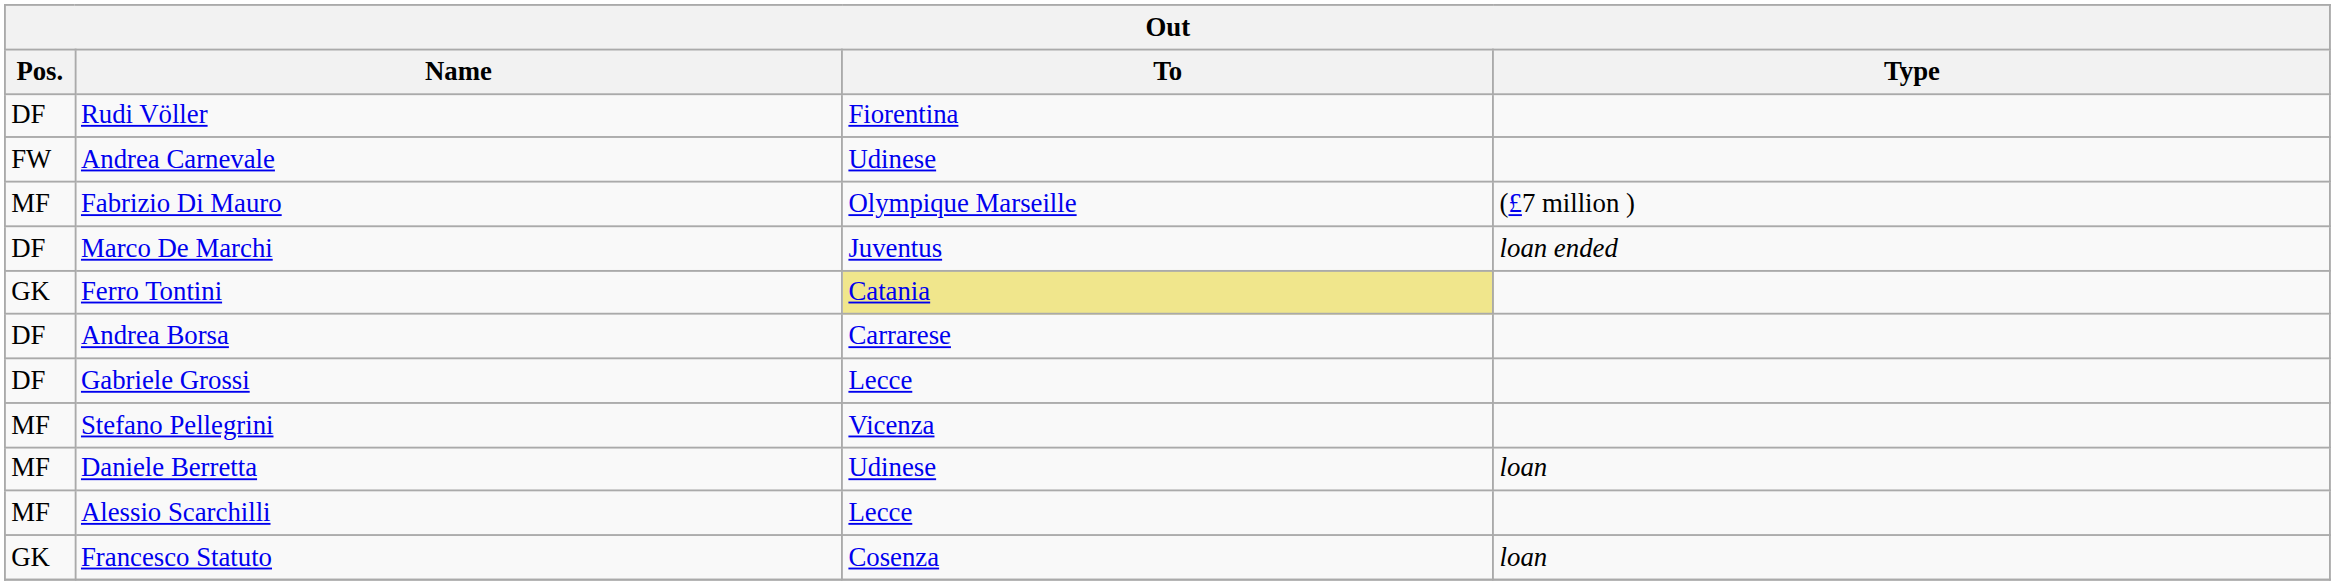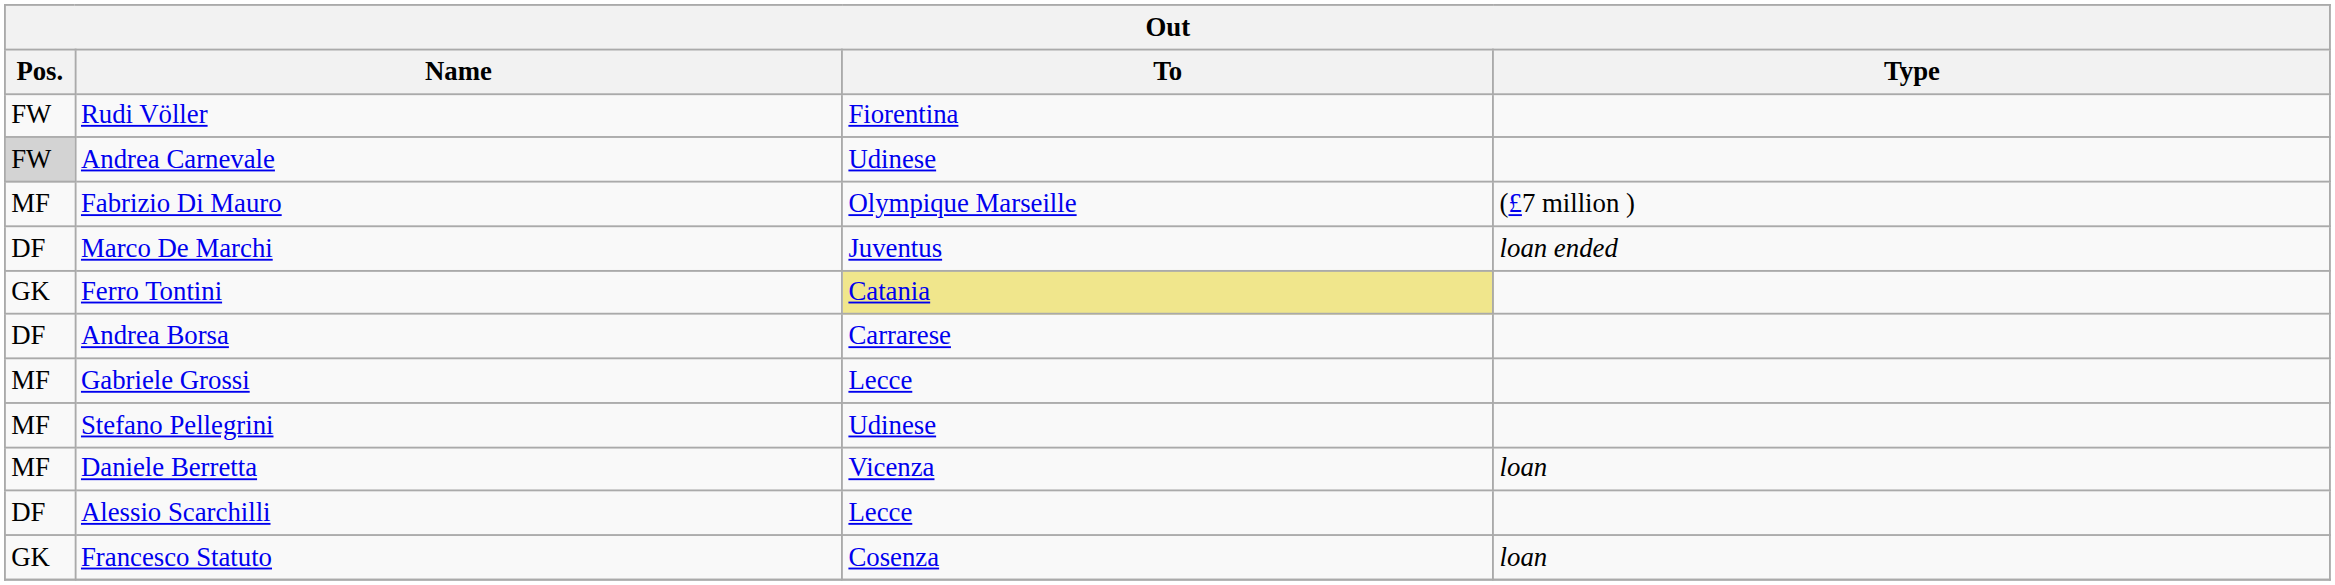(28, 115) DF -> (31, 115) FW
(31, 159) no background -> (31, 159) lightgrey background
(28, 380) DF -> (31, 380) MF
(891, 424) Vicenza -> (892, 424) Udinese
(892, 468) Udinese -> (891, 468) Vicenza
(31, 512) MF -> (28, 512) DF
